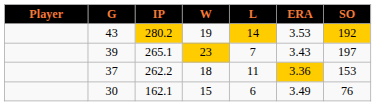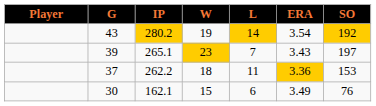(300, 33) 3.53 -> (300, 33) 3.54
